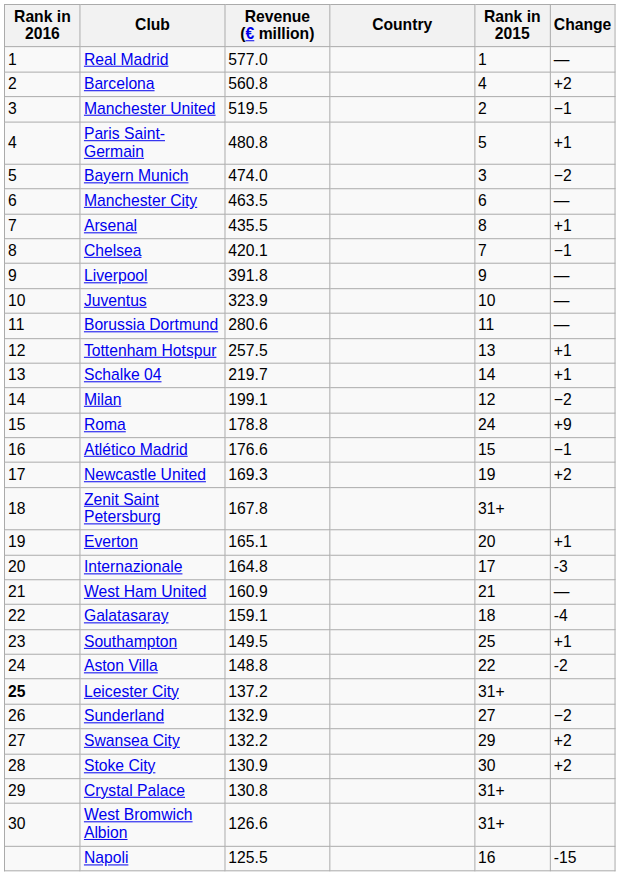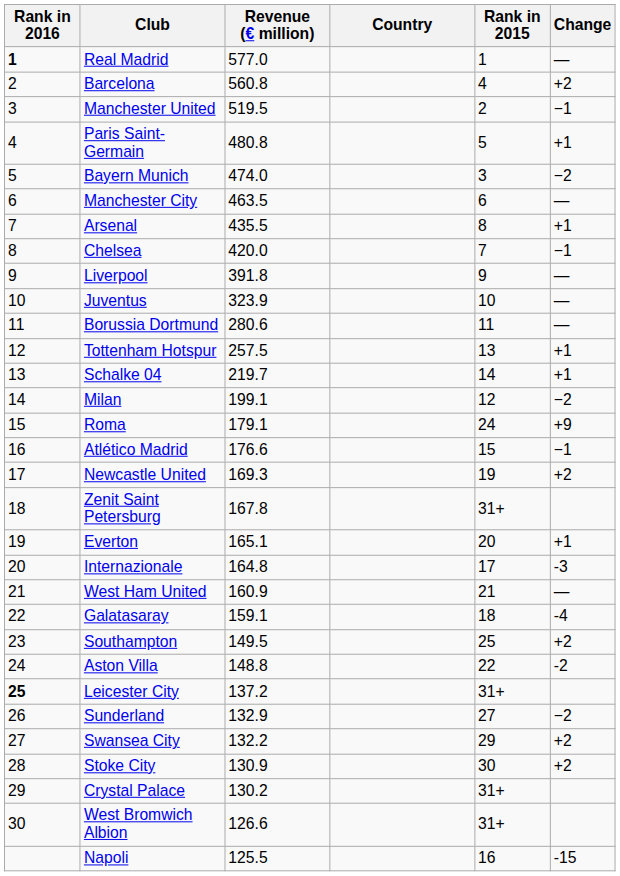(12, 59) normal -> (12, 59) bold
(248, 251) 420.1 -> (248, 251) 420.0
(248, 425) 178.8 -> (248, 425) 179.1
(563, 641) +1 -> (563, 641) +2
(248, 791) 130.8 -> (248, 791) 130.2
